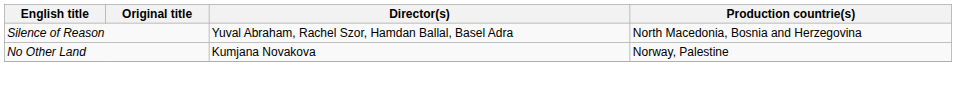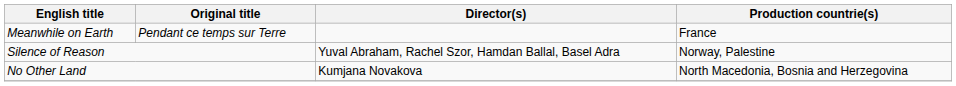+ row: (60, 33)
(747, 33) North Macedonia, Bosnia and Herzegovina -> (727, 52) Norway, Palestine
(681, 52) Norway, Palestine -> (793, 71) North Macedonia, Bosnia and Herzegovina
